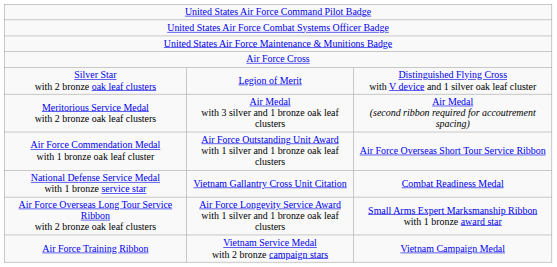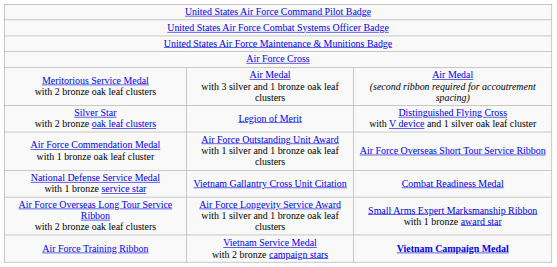rows swapped: (95, 80) <-> (95, 113)
(453, 248) normal -> (453, 248) bold
